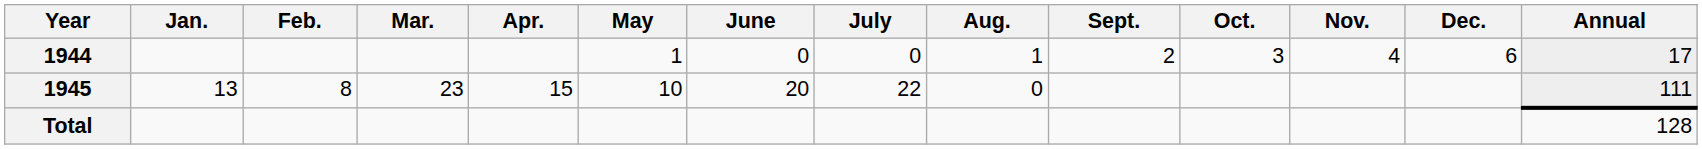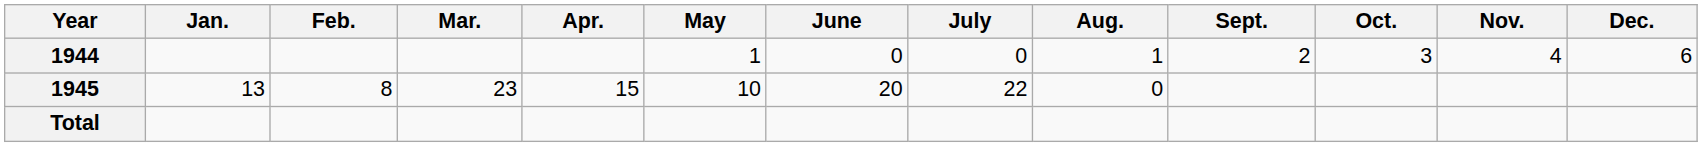- column: (1610, 21)
